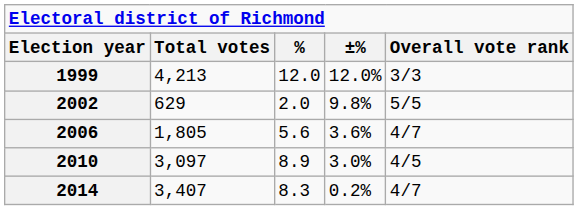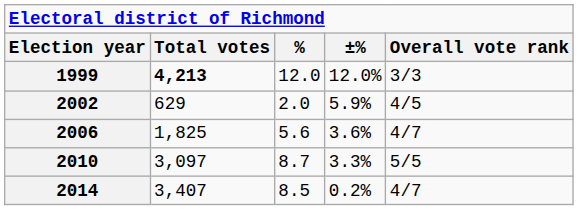(180, 76) normal -> (180, 76) bold
(350, 105) 9.8% -> (350, 105) 5.9%
(406, 105) 5/5 -> (406, 105) 4/5
(180, 133) 1,805 -> (180, 133) 1,825
(294, 162) 8.9 -> (294, 162) 8.7
(350, 162) 3.0% -> (350, 162) 3.3%
(406, 162) 4/5 -> (406, 162) 5/5
(294, 191) 8.3 -> (294, 191) 8.5
